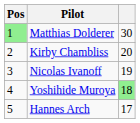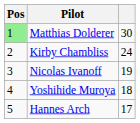(127, 52) 20 -> (127, 52) 24
(127, 90) lightgreen background -> (127, 90) no background
